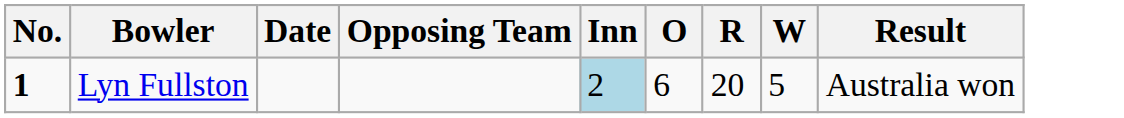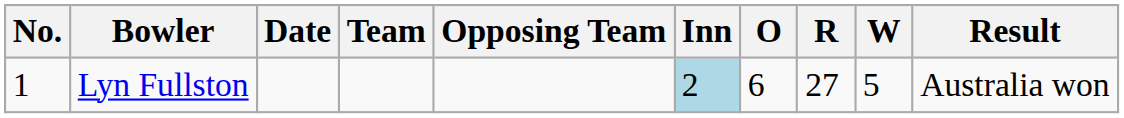+ column: (386, 31)
(21, 84) bold -> (21, 84) normal
(728, 84) 20 -> (822, 84) 27
